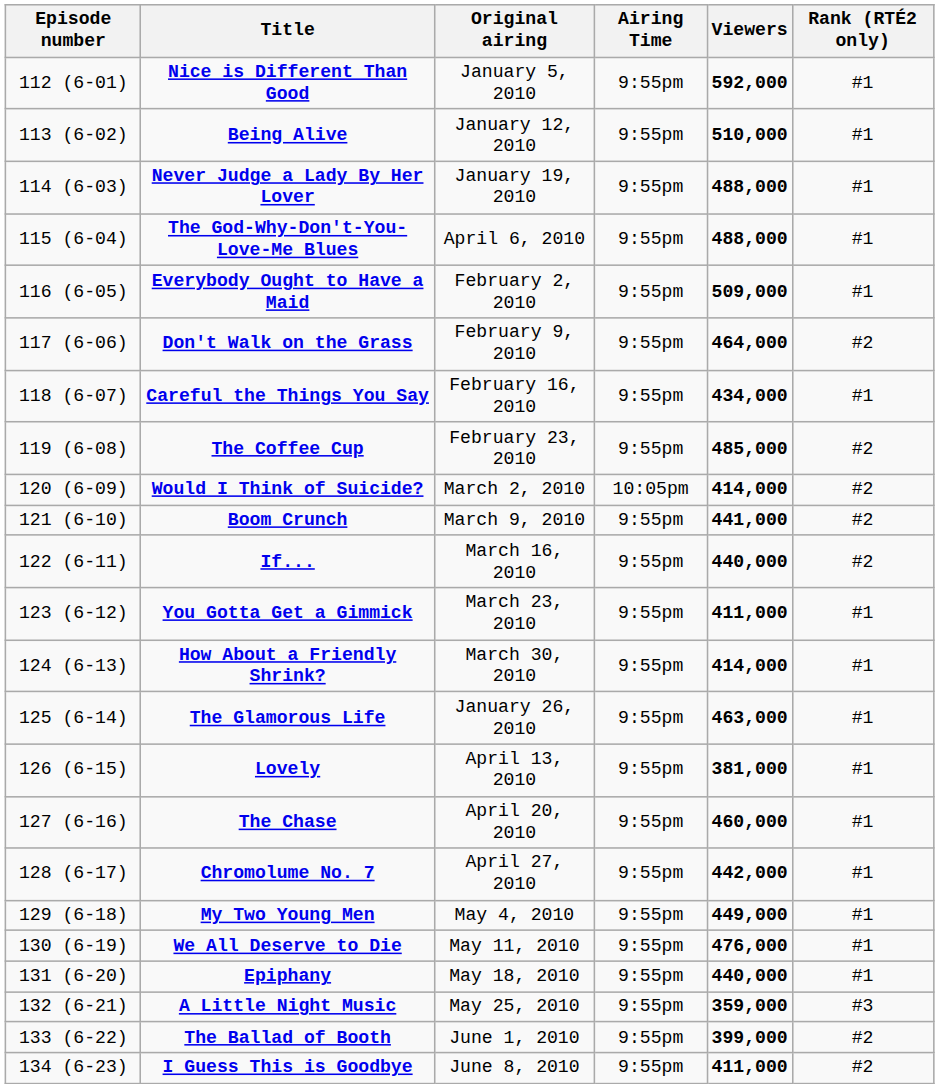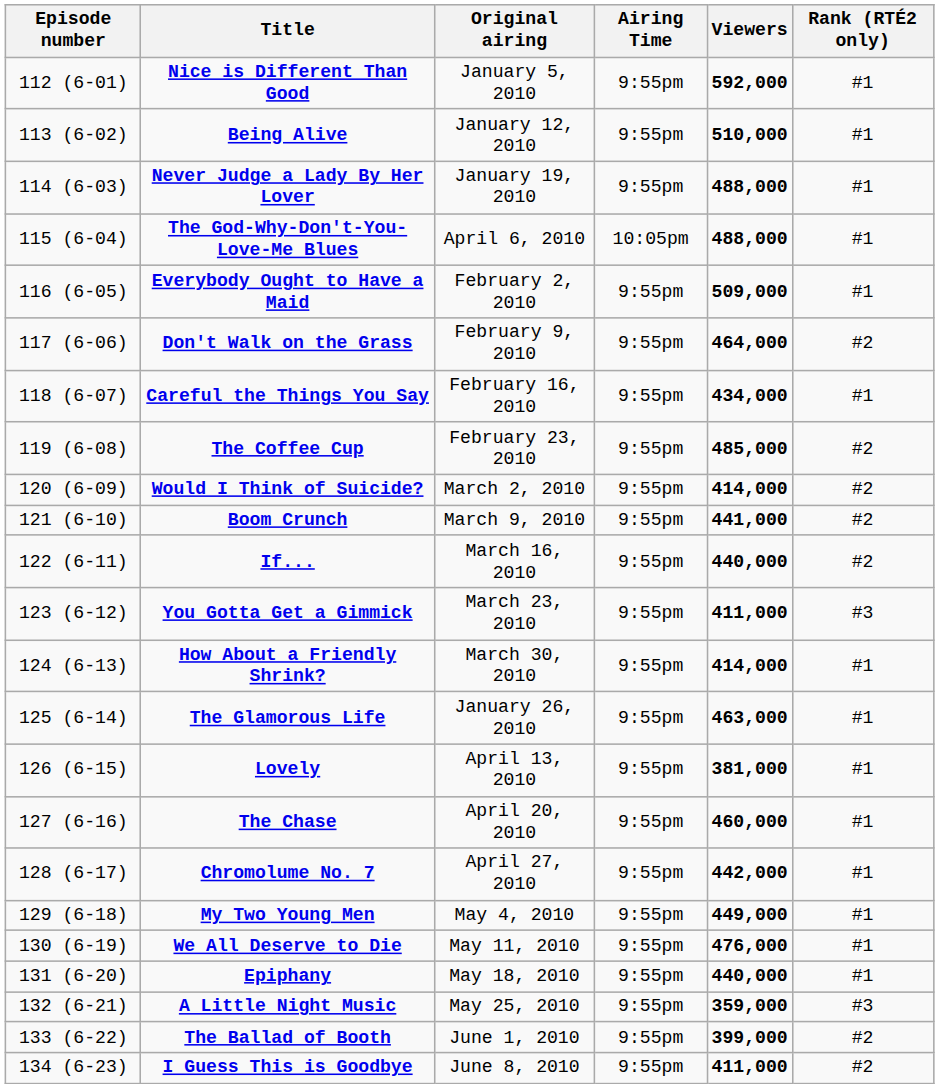(651, 239) 9:55pm -> (651, 239) 10:05pm
(651, 489) 10:05pm -> (651, 489) 9:55pm
(863, 613) #1 -> (863, 613) #3
